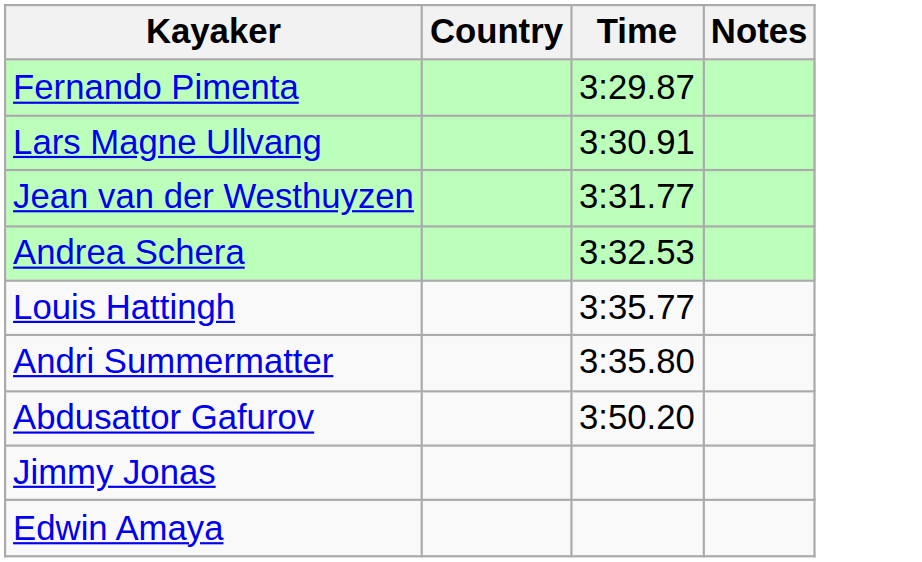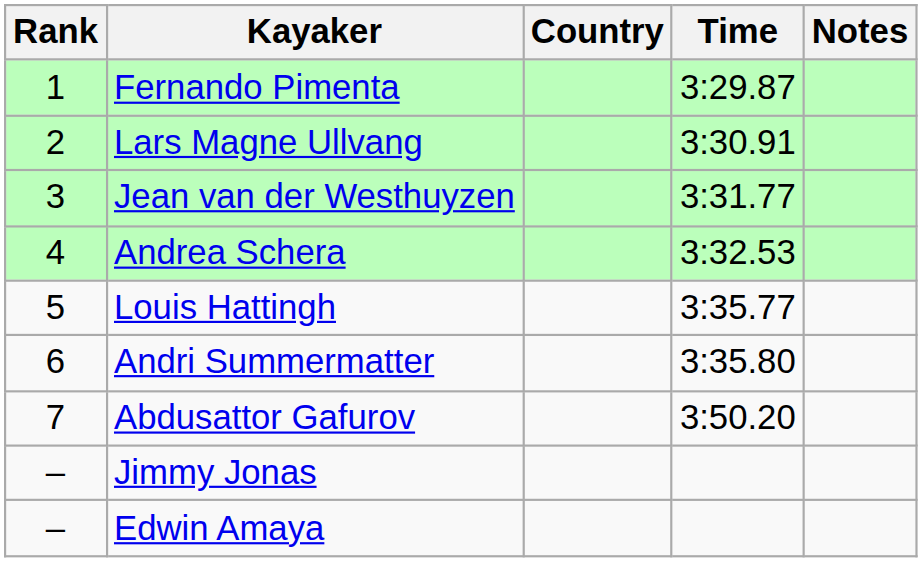+ column: (56, 32)
